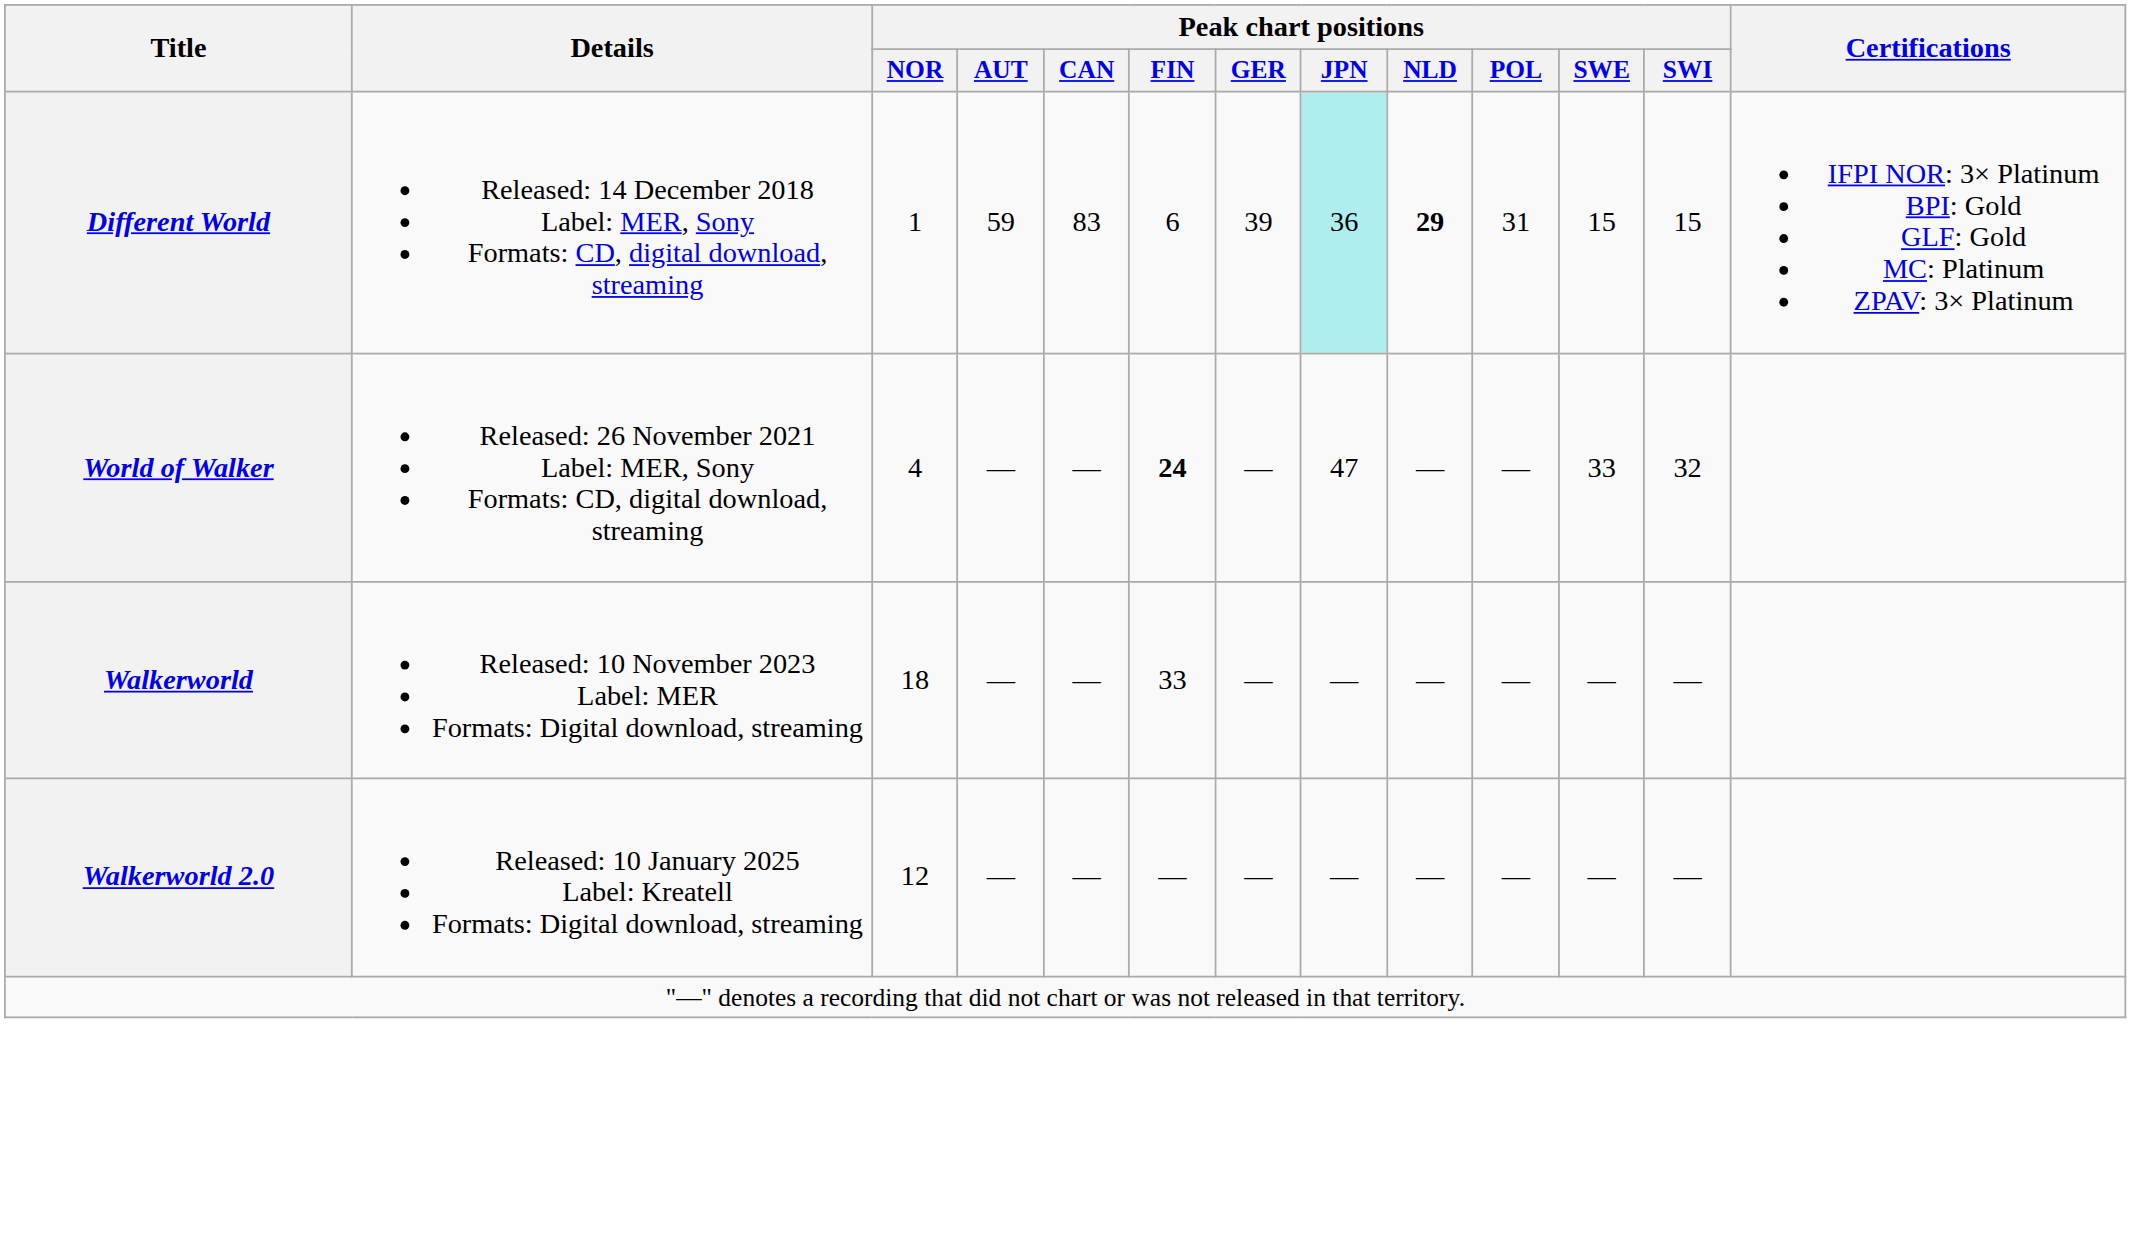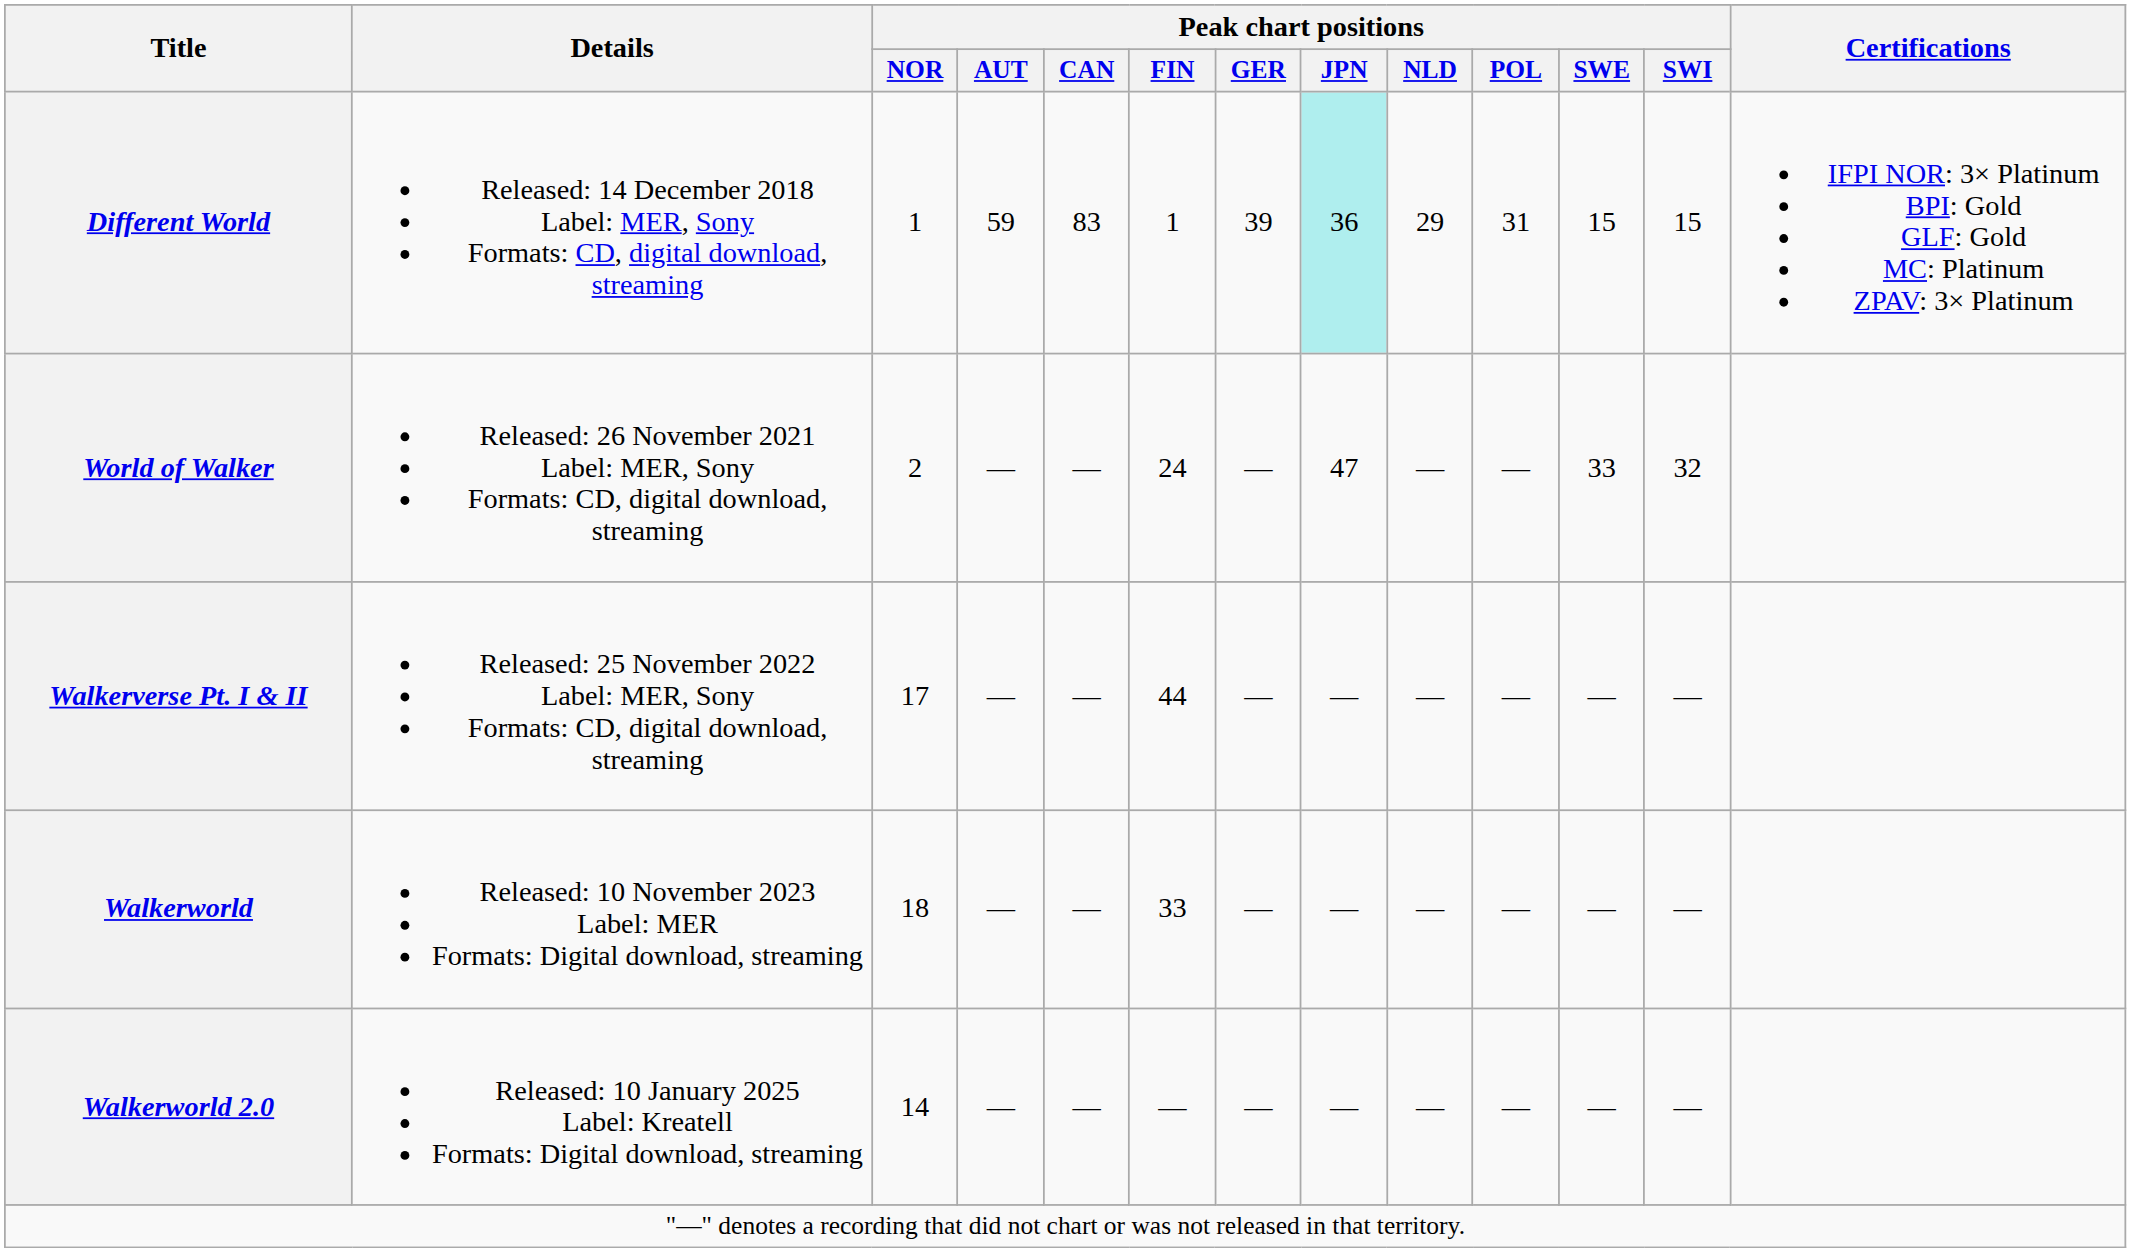(1173, 221) 6 -> (1173, 221) 1
(1430, 221) bold -> (1430, 221) normal
(915, 466) 4 -> (915, 466) 2
(1173, 466) bold -> (1173, 466) normal
+ row: (178, 695)
(915, 876) 12 -> (915, 1105) 14
